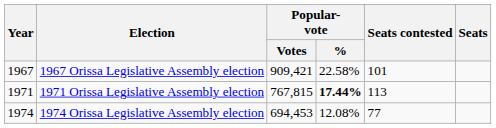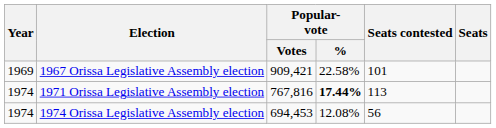(21, 71) 1967 -> (21, 71) 1969
(21, 92) 1971 -> (21, 92) 1974
(292, 92) 767,815 -> (292, 92) 767,816
(410, 113) 77 -> (410, 113) 56
